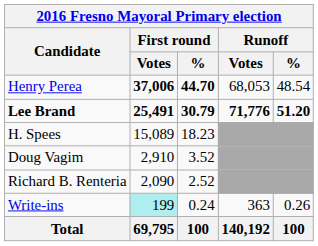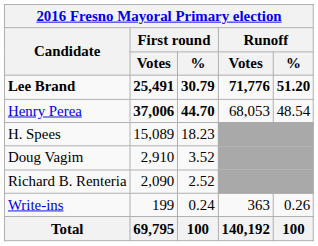rows swapped: (42, 110) <-> (45, 87)
(163, 205) paleturquoise background -> (163, 205) no background
